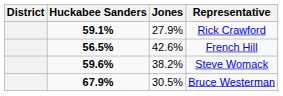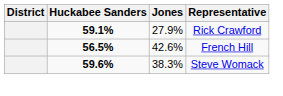(167, 64) 38.2% -> (167, 64) 38.3%
- row: (232, 82)
